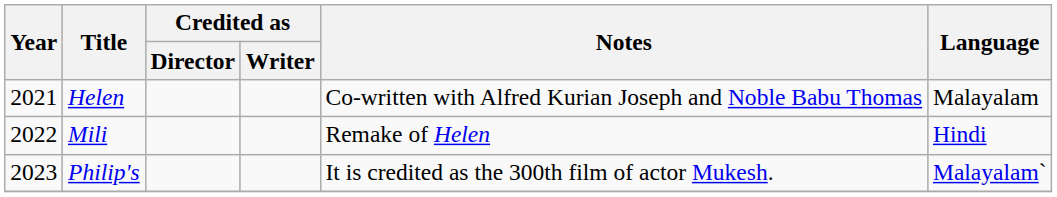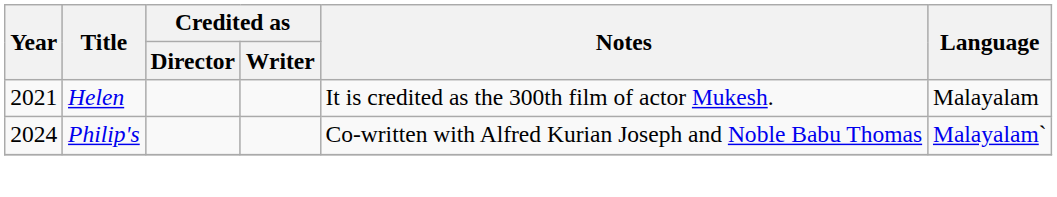(624, 97) Co-written with Alfred Kurian Joseph and Noble Babu Thomas -> (550, 97) It is credited as the 300th film of actor Mukesh.
- row: (88, 135)
(34, 172) 2023 -> (34, 135) 2024
(550, 172) It is credited as the 300th film of actor Mukesh. -> (624, 135) Co-written with Alfred Kurian Joseph and Noble Babu Thomas
